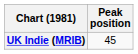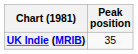(110, 40) 45 -> (110, 40) 35
